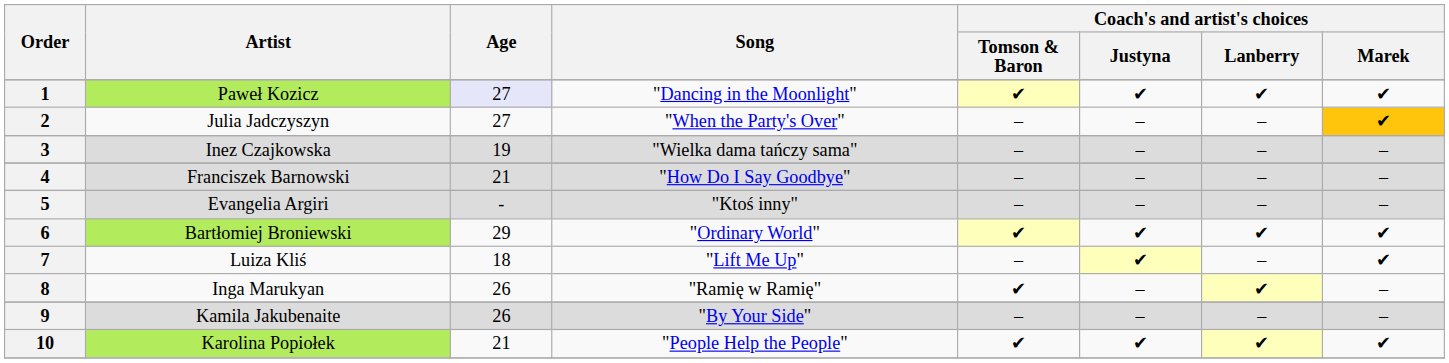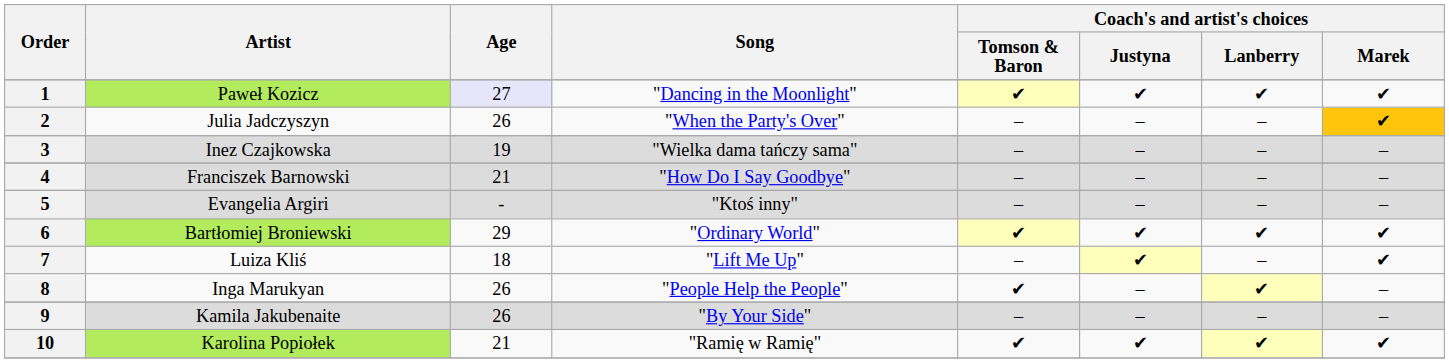(501, 121) 27 -> (501, 121) 26
(755, 288) "Ramię w Ramię" -> (755, 288) "People Help the People"
(755, 344) "People Help the People" -> (755, 344) "Ramię w Ramię"
